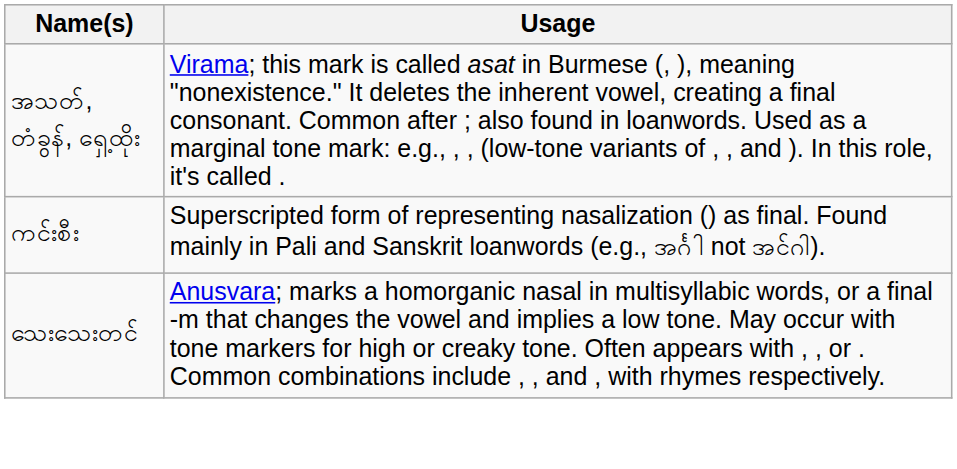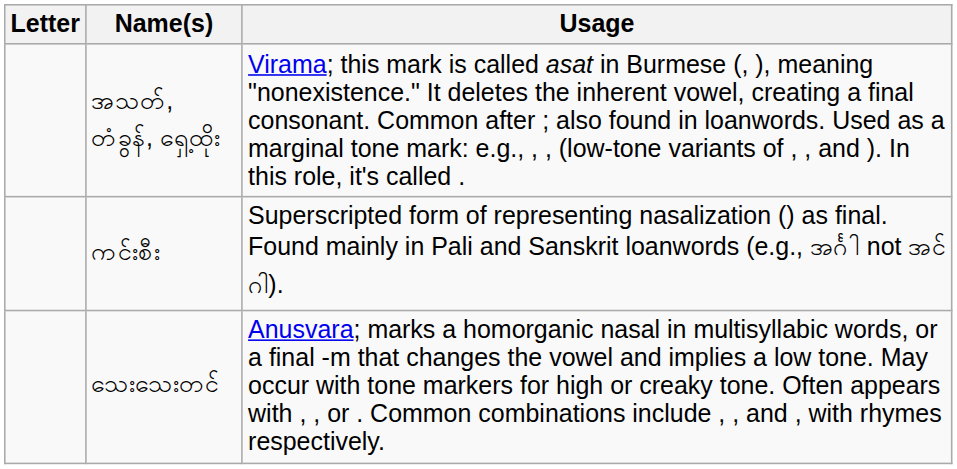+ column: (45, 24)
